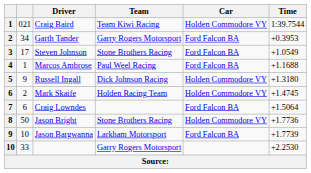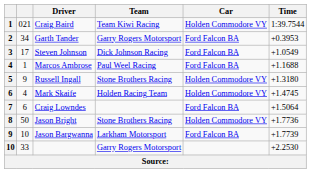(134, 51) Stone Brothers Racing -> (132, 51) Dick Johnson Racing
(132, 79) Dick Johnson Racing -> (134, 79) Stone Brothers Racing
(25, 93) 2 -> (25, 93) 4
